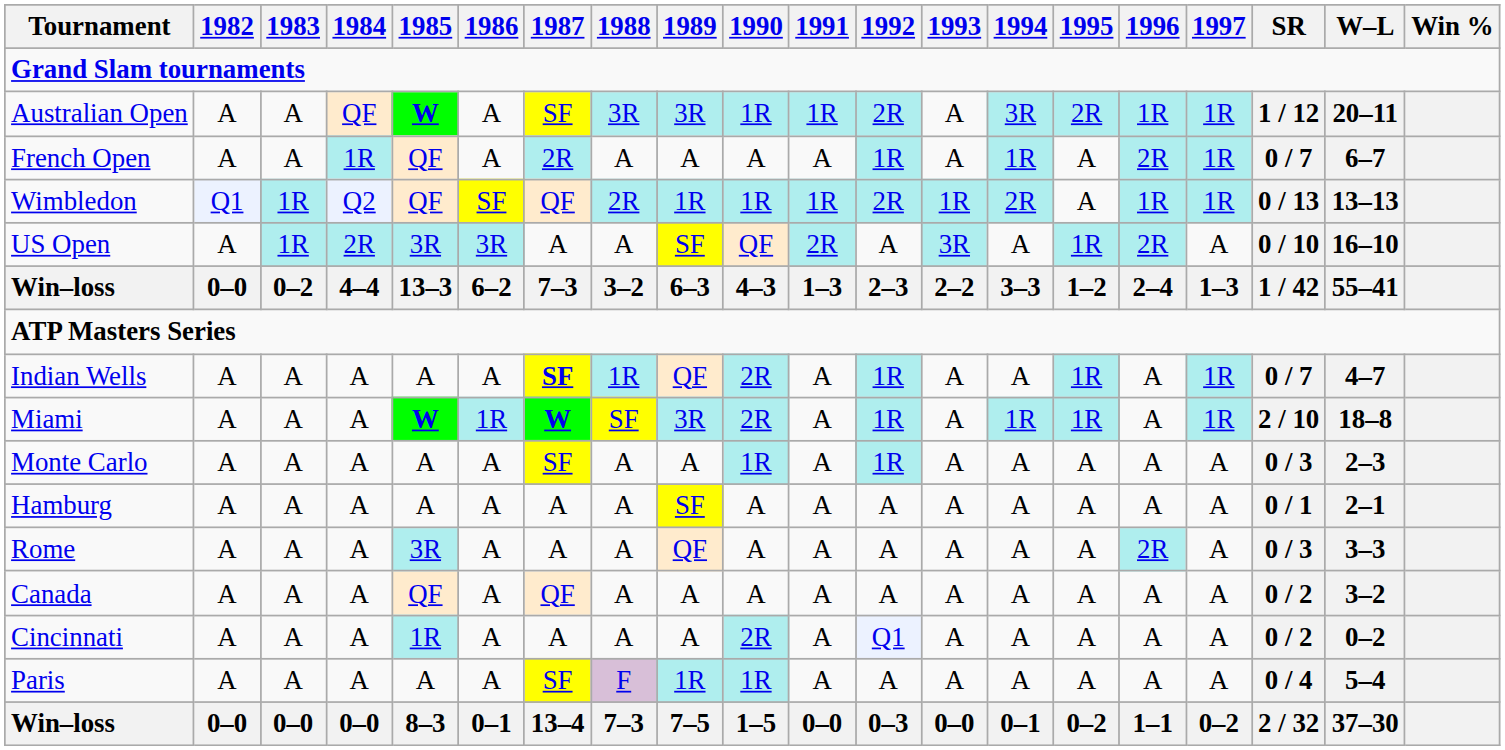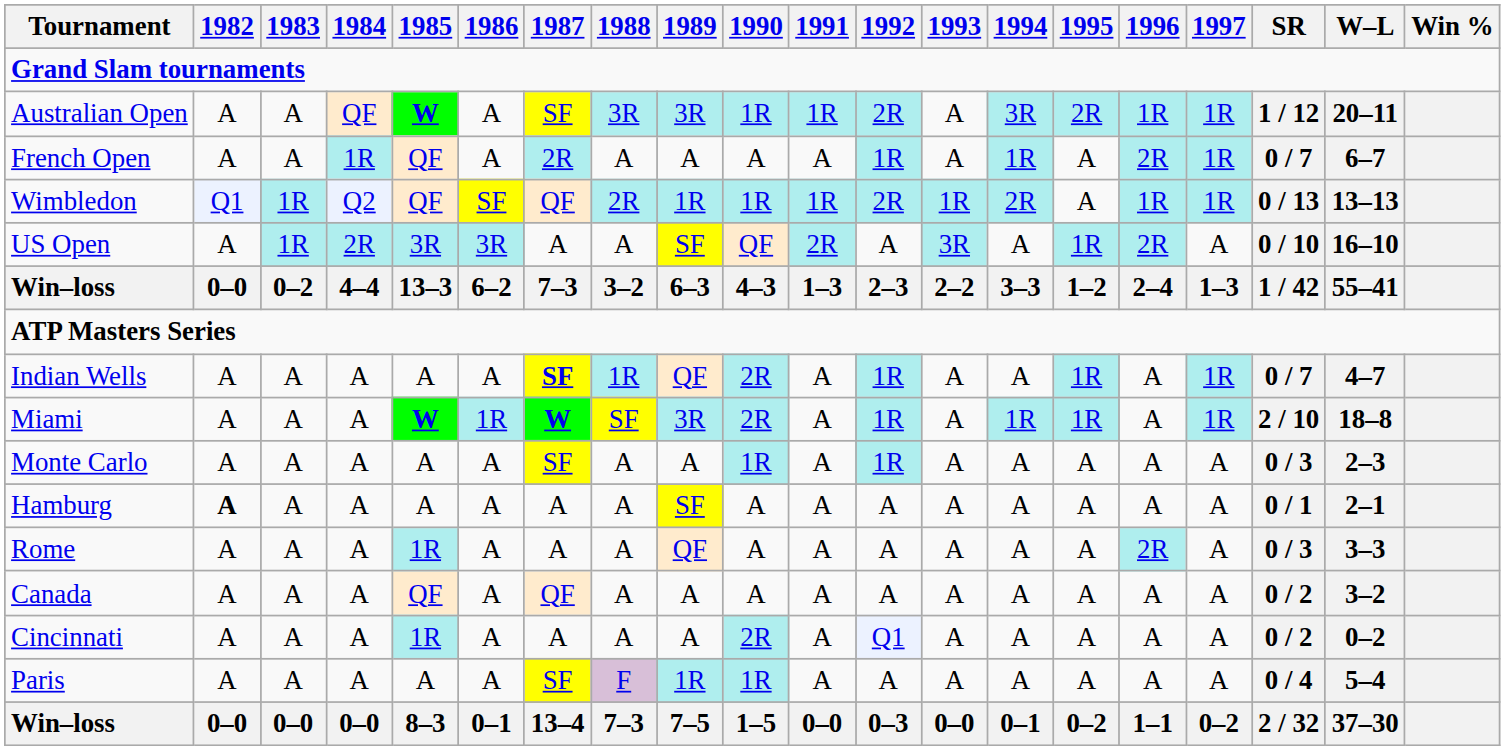(227, 505) normal -> (227, 505) bold
(425, 548) 3R -> (425, 548) 1R
